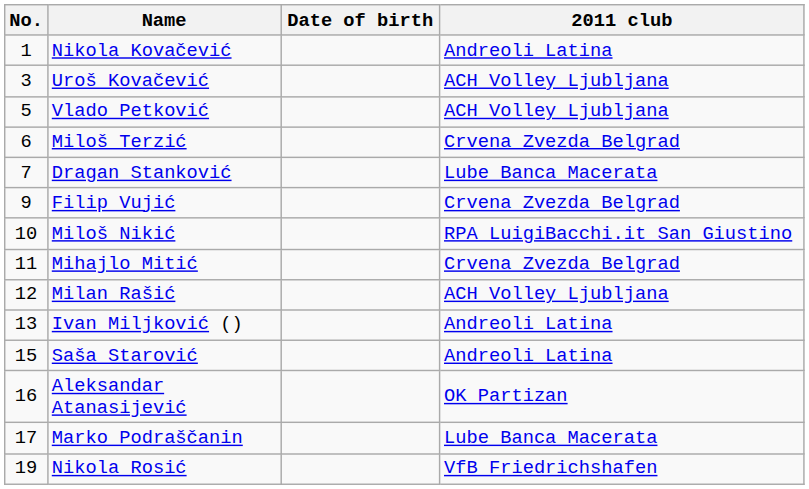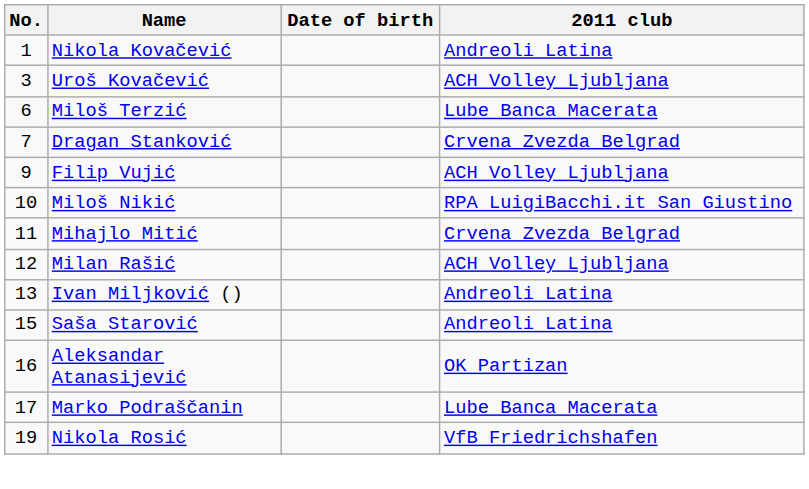- row: (130, 112)
(562, 142) Crvena Zvezda Belgrad -> (551, 112) Lube Banca Macerata
(551, 173) Lube Banca Macerata -> (562, 142) Crvena Zvezda Belgrad
(562, 203) Crvena Zvezda Belgrad -> (556, 173) ACH Volley Ljubljana
